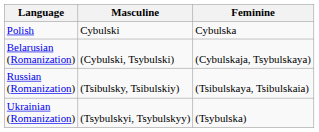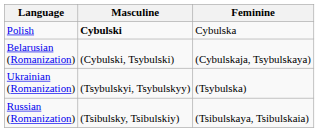(100, 30) normal -> (101, 30) bold
rows swapped: (41, 83) <-> (41, 112)
